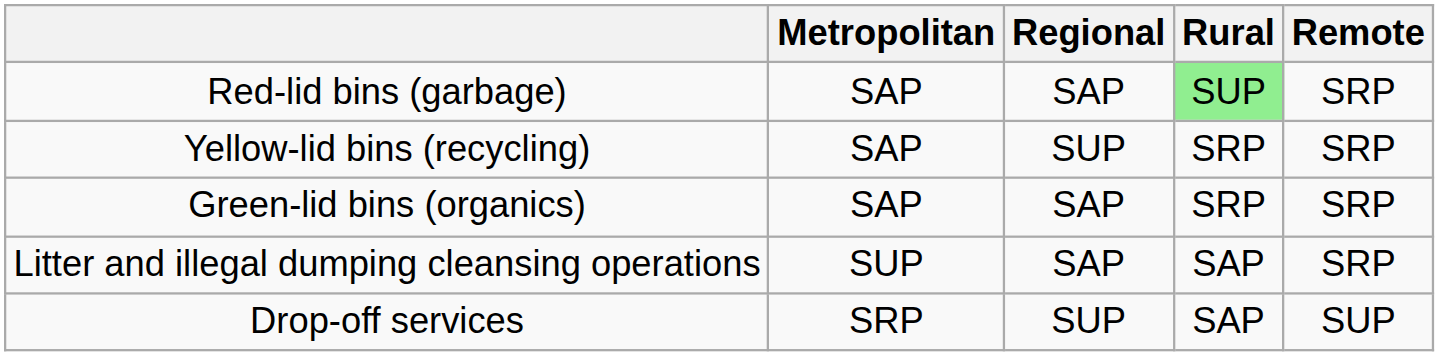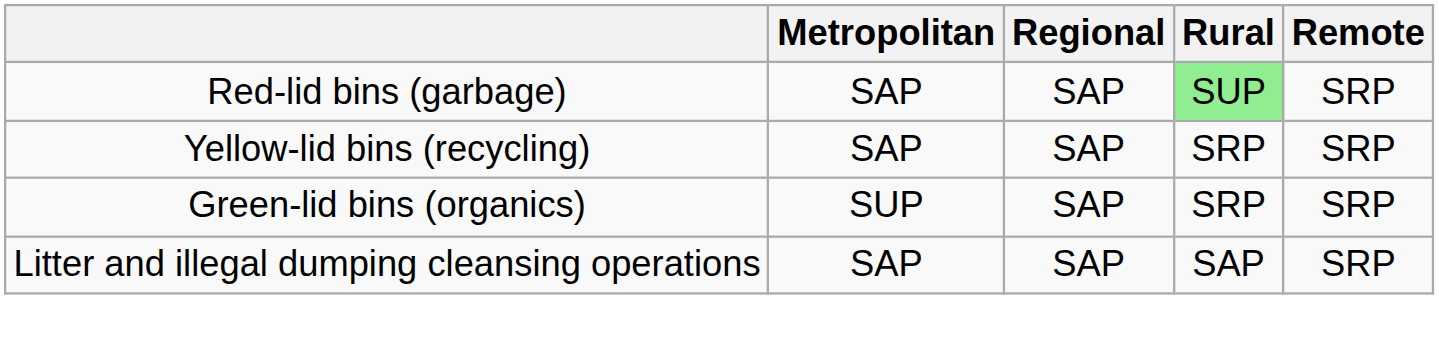(1089, 148) SUP -> (1089, 148) SAP
(886, 206) SAP -> (886, 206) SUP
(886, 263) SUP -> (886, 263) SAP
- row: (387, 321)
